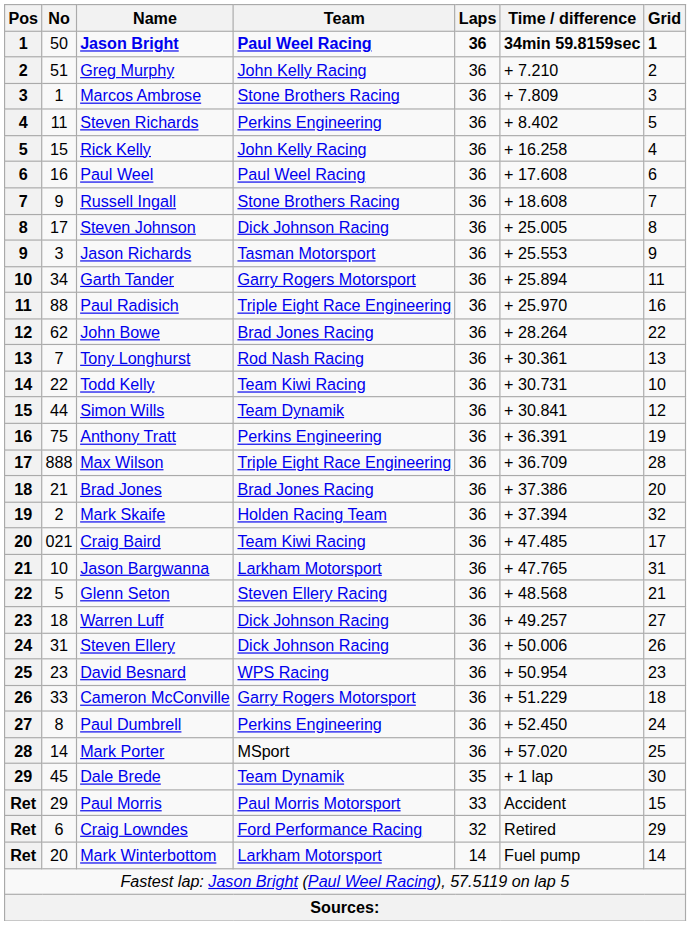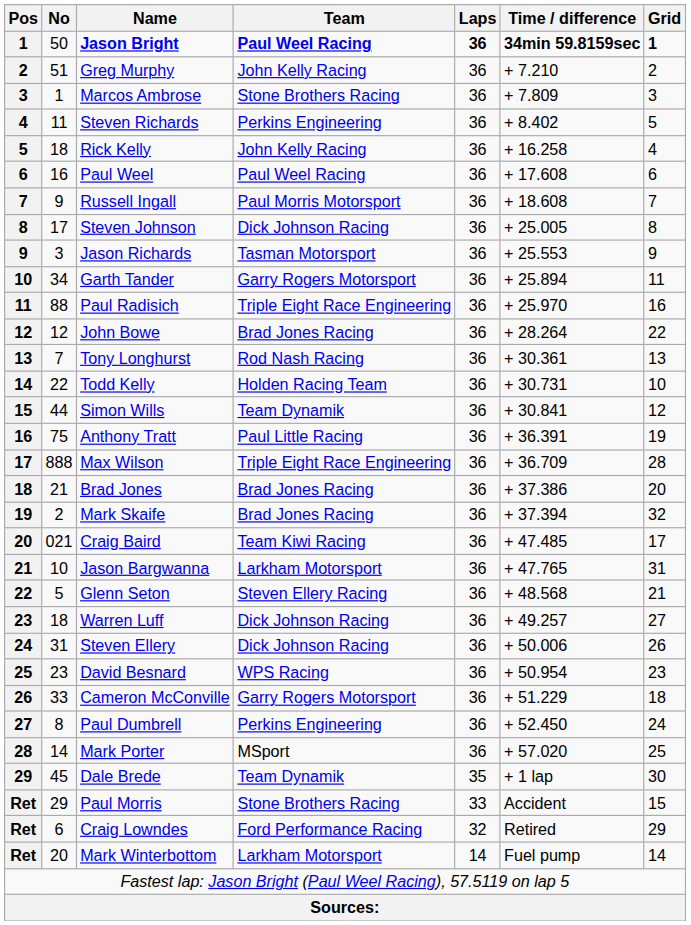(59, 148) 15 -> (59, 148) 18
(319, 201) Stone Brothers Racing -> (319, 201) Paul Morris Motorsport
(59, 332) 62 -> (59, 332) 12
(302, 384) Team Kiwi Racing -> (312, 384) Holden Racing Team
(310, 436) Perkins Engineering -> (300, 436) Paul Little Racing
(312, 515) Holden Racing Team -> (306, 515) Brad Jones Racing
(319, 803) Paul Morris Motorsport -> (319, 803) Stone Brothers Racing
